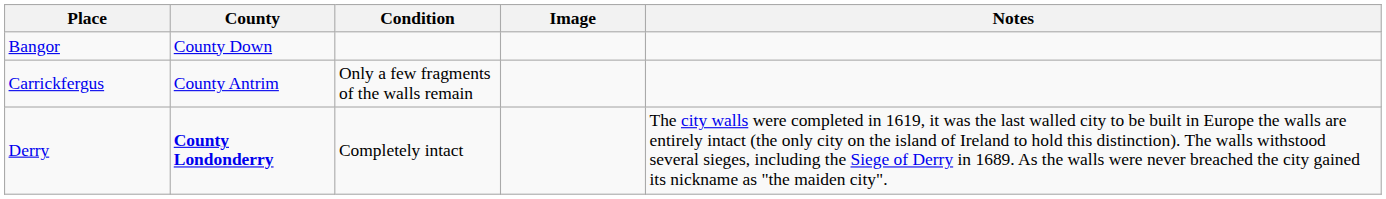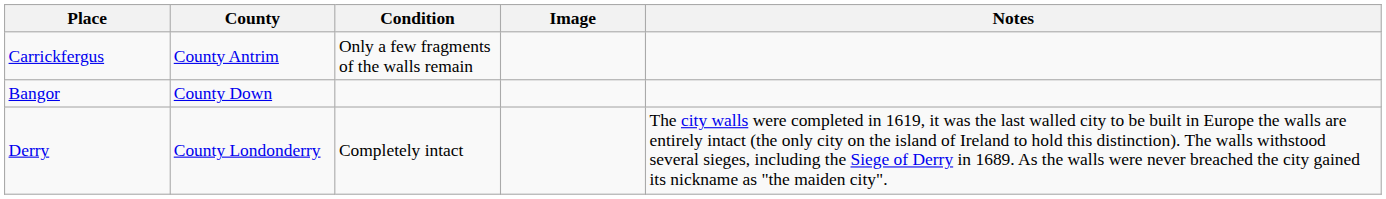rows swapped: (34, 45) <-> (56, 83)
(224, 150) bold -> (247, 150) normal
